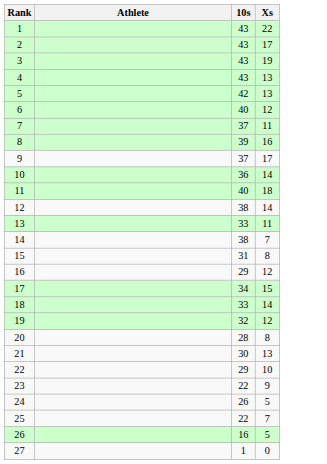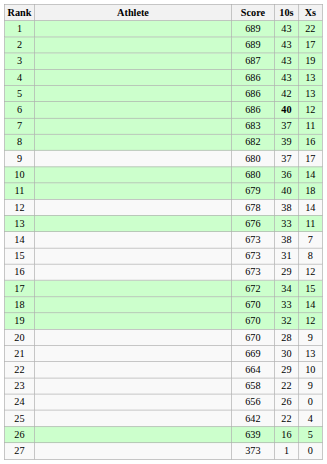+ column: (253, 12)
(243, 110) normal -> (286, 110) bold
(267, 337) 8 -> (310, 337) 9
(267, 402) 5 -> (310, 402) 0
(267, 418) 7 -> (310, 418) 4
